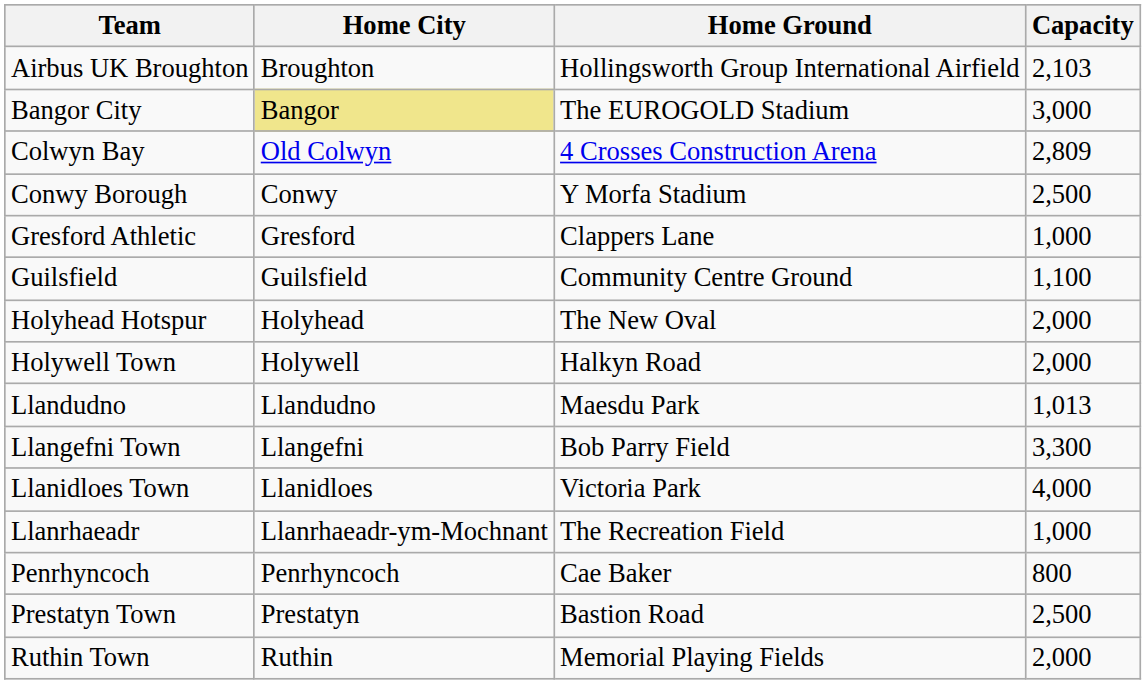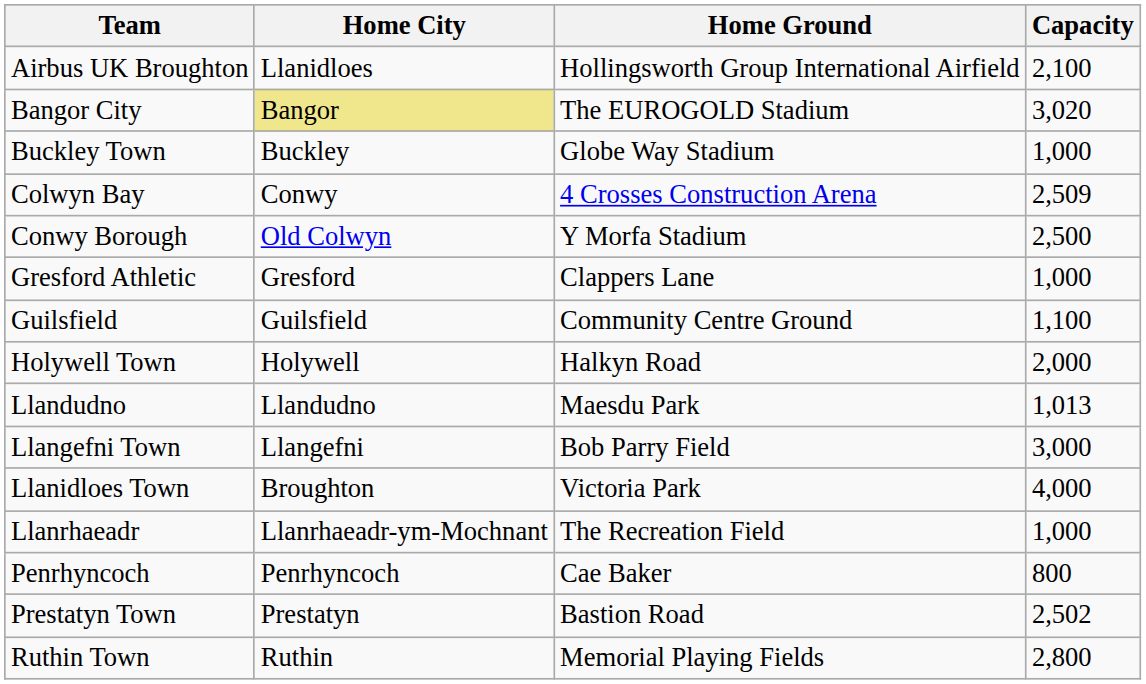(318, 67) Broughton -> (317, 67) Llanidloes
(1062, 67) 2,103 -> (1062, 67) 2,100
(1062, 109) 3,000 -> (1062, 109) 3,020
+ row: (88, 151)
(326, 151) Old Colwyn -> (299, 194) Conwy
(1062, 151) 2,809 -> (1062, 194) 2,509
(299, 194) Conwy -> (326, 236) Old Colwyn
- row: (109, 320)
(1062, 446) 3,300 -> (1062, 446) 3,000
(317, 488) Llanidloes -> (318, 488) Broughton
(1062, 615) 2,500 -> (1062, 615) 2,502
(1062, 657) 2,000 -> (1062, 657) 2,800
